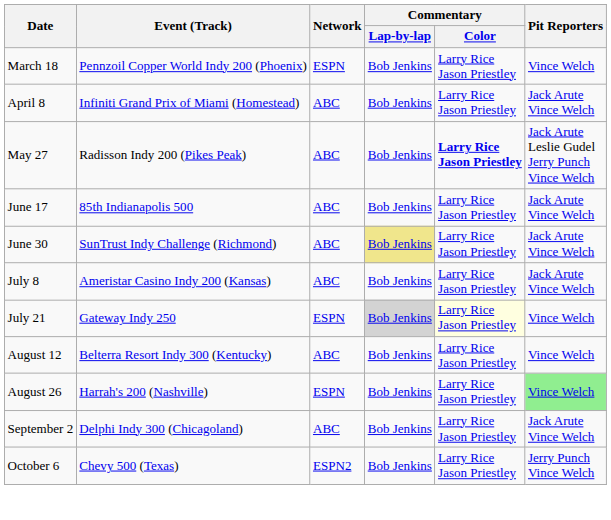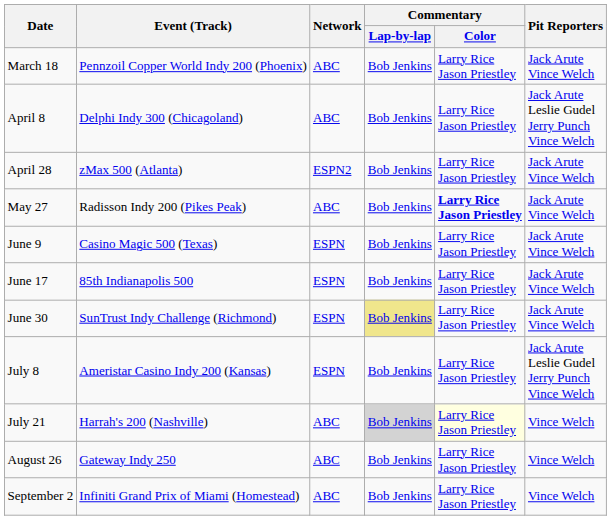(329, 65) ESPN -> (326, 65) ABC
(561, 65) Vince Welch -> (561, 65) Jack Arute Vince Welch
(189, 102) Infiniti Grand Prix of Miami (Homestead) -> (161, 117) Delphi Indy 300 (Chicagoland)
(561, 102) Jack Arute Vince Welch -> (562, 117) Jack Arute Leslie Gudel Jerry Punch Vince Welch
+ row: (30, 170)
(562, 154) Jack Arute Leslie Gudel Jerry Punch Vince Welch -> (561, 207) Jack Arute Vince Welch
+ row: (24, 243)
(326, 207) ABC -> (329, 280) ESPN
(326, 243) ABC -> (329, 317) ESPN
(326, 280) ABC -> (329, 370) ESPN
(561, 280) Jack Arute Vince Welch -> (562, 370) Jack Arute Leslie Gudel Jerry Punch Vince Welch
(128, 317) Gateway Indy 250 -> (144, 422) Harrah's 200 (Nashville)
(329, 317) ESPN -> (326, 422) ABC
- row: (35, 354)
(144, 391) Harrah's 200 (Nashville) -> (128, 459) Gateway Indy 250
(329, 391) ESPN -> (326, 459) ABC
(561, 391) lightgreen background -> (561, 459) no background
(161, 428) Delphi Indy 300 (Chicagoland) -> (189, 496) Infiniti Grand Prix of Miami (Homestead)
(561, 428) Jack Arute Vince Welch -> (561, 496) Vince Welch
- row: (33, 465)
